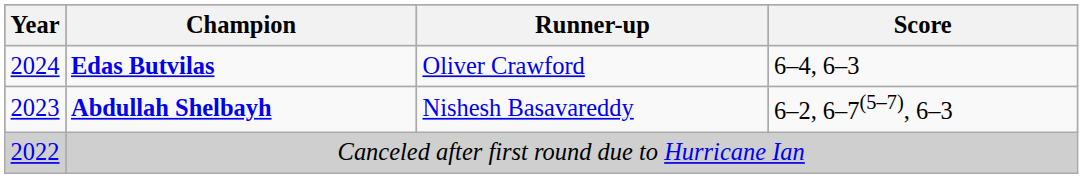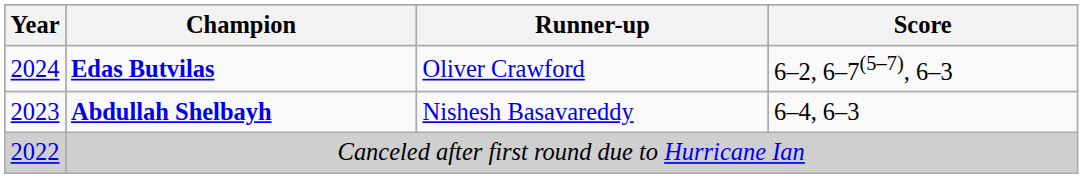(817, 65) 6–4, 6–3 -> (863, 68) 6–2, 6–7(5–7), 6–3
(863, 109) 6–2, 6–7(5–7), 6–3 -> (817, 112) 6–4, 6–3
